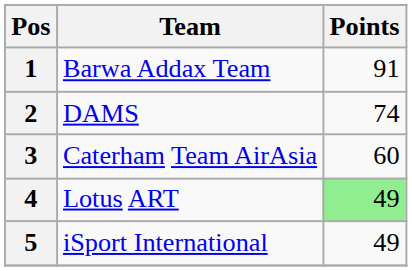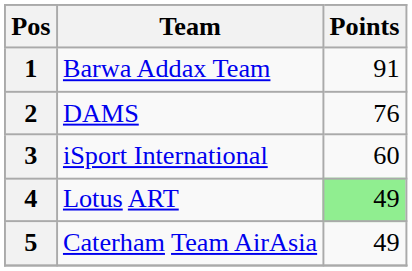(386, 112) 74 -> (386, 112) 76
(190, 155) Caterham Team AirAsia -> (165, 155) iSport International
(165, 242) iSport International -> (190, 242) Caterham Team AirAsia
